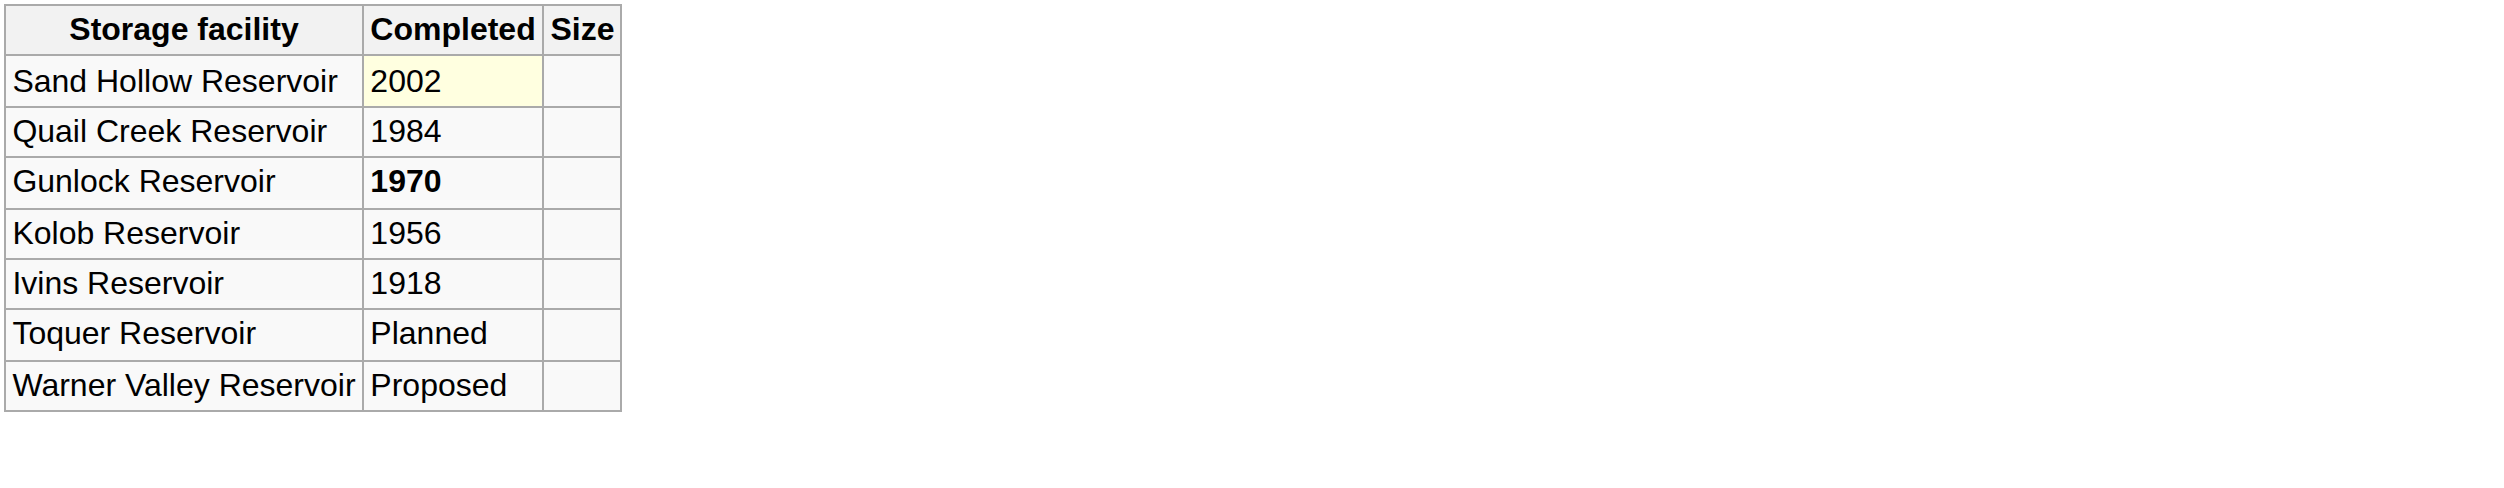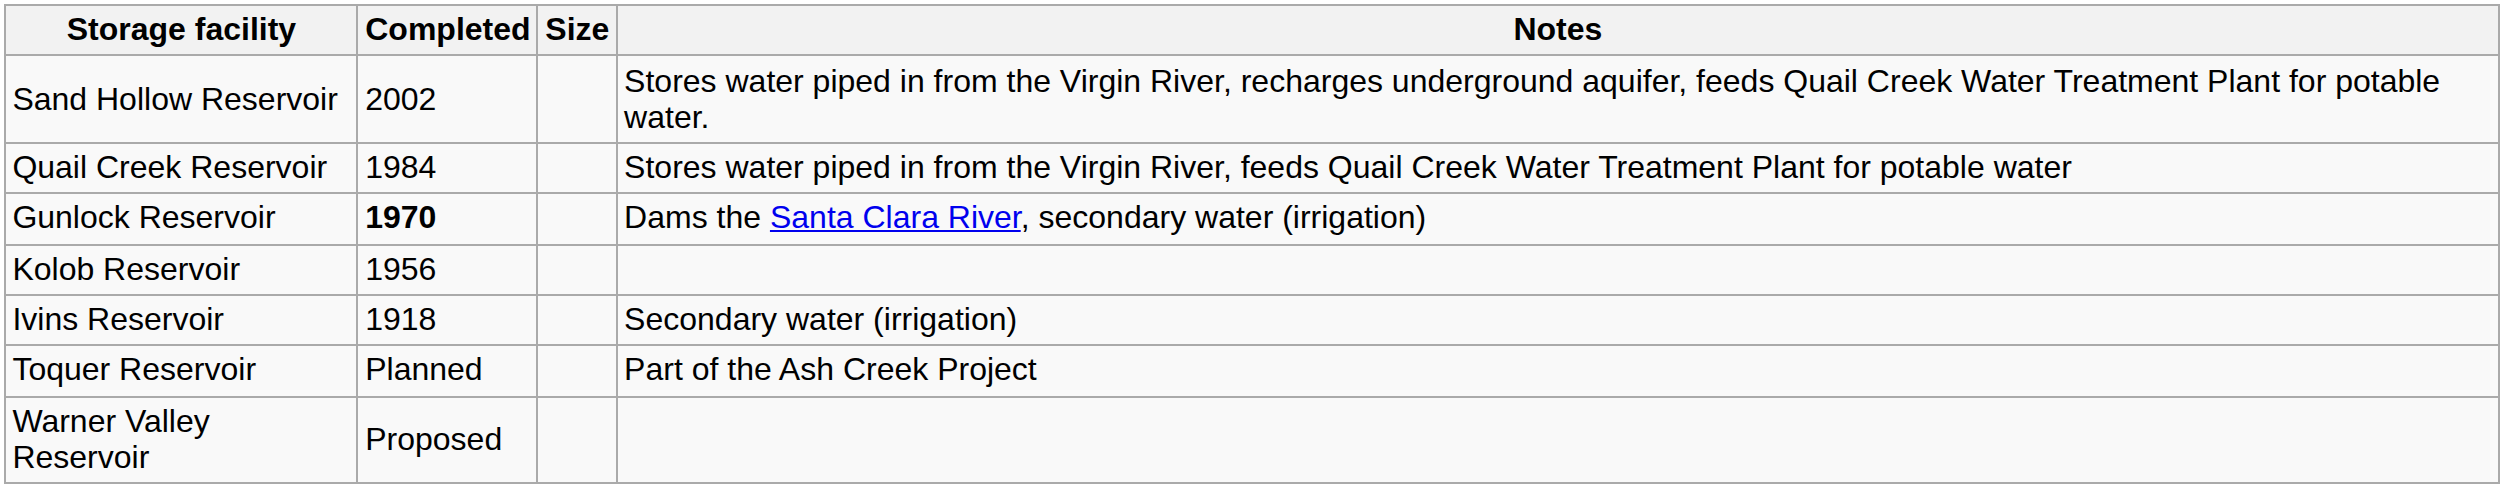+ column: (1558, 29)
(406, 80) lightyellow background -> (401, 98) no background
